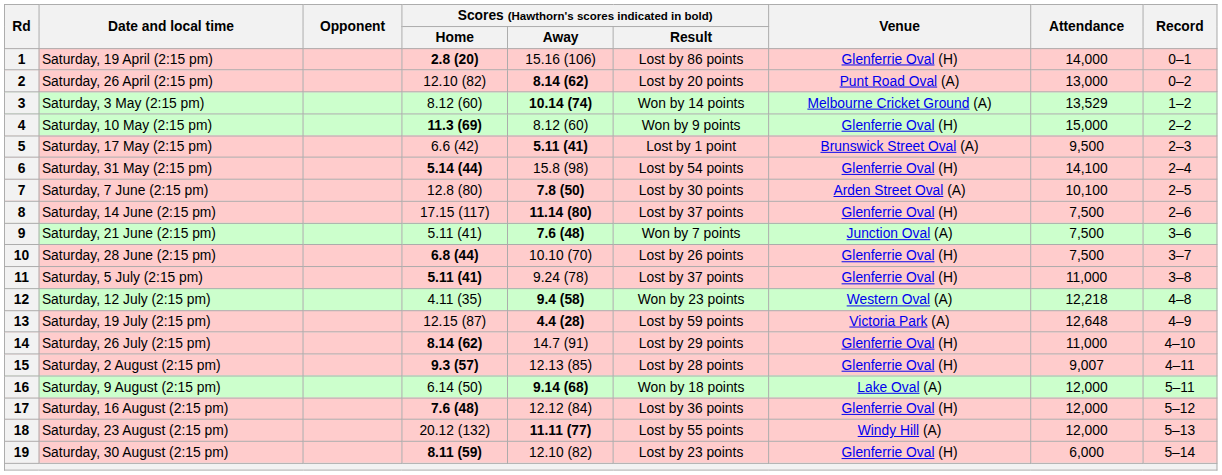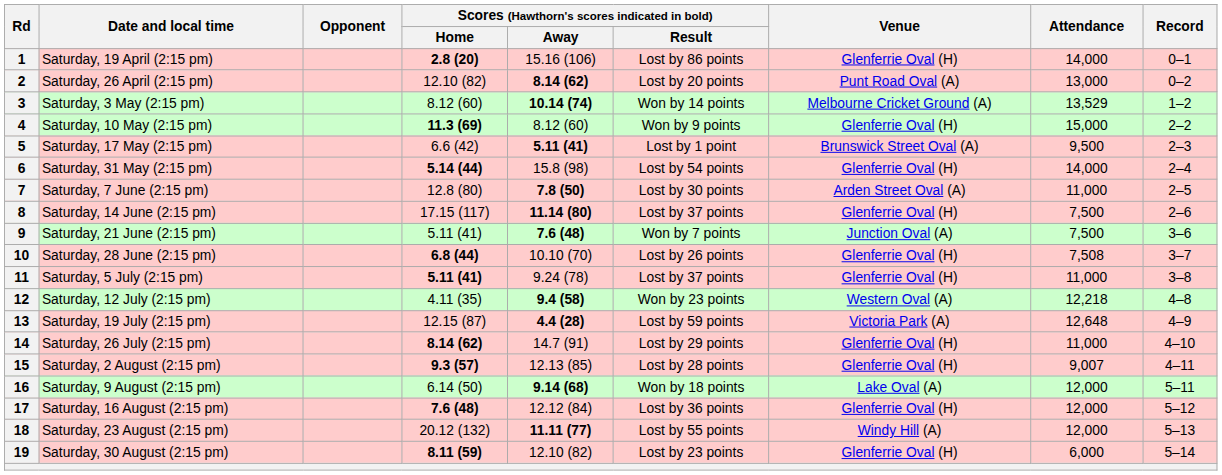(1087, 169) 14,100 -> (1087, 169) 14,000
(1087, 191) 10,100 -> (1087, 191) 11,000
(1087, 256) 7,500 -> (1087, 256) 7,508
